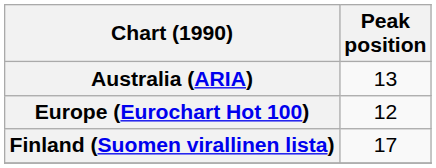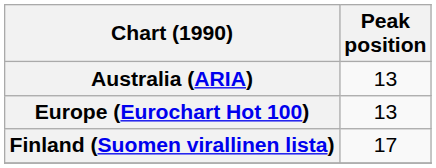(385, 111) 12 -> (385, 111) 13
